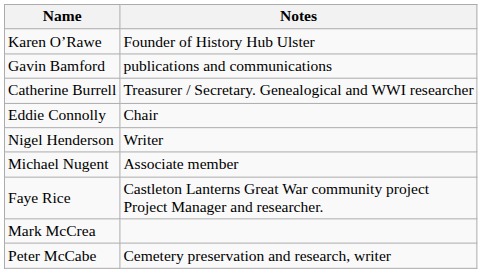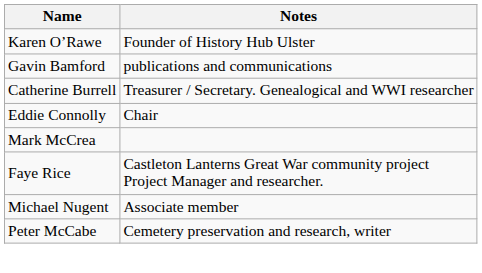- row: (61, 139)
rows swapped: (52, 231) <-> (58, 164)
